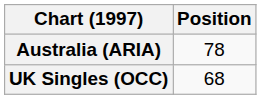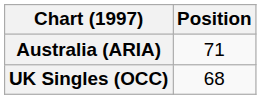(214, 49) 78 -> (214, 49) 71
